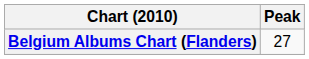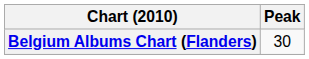(282, 41) 27 -> (282, 41) 30
